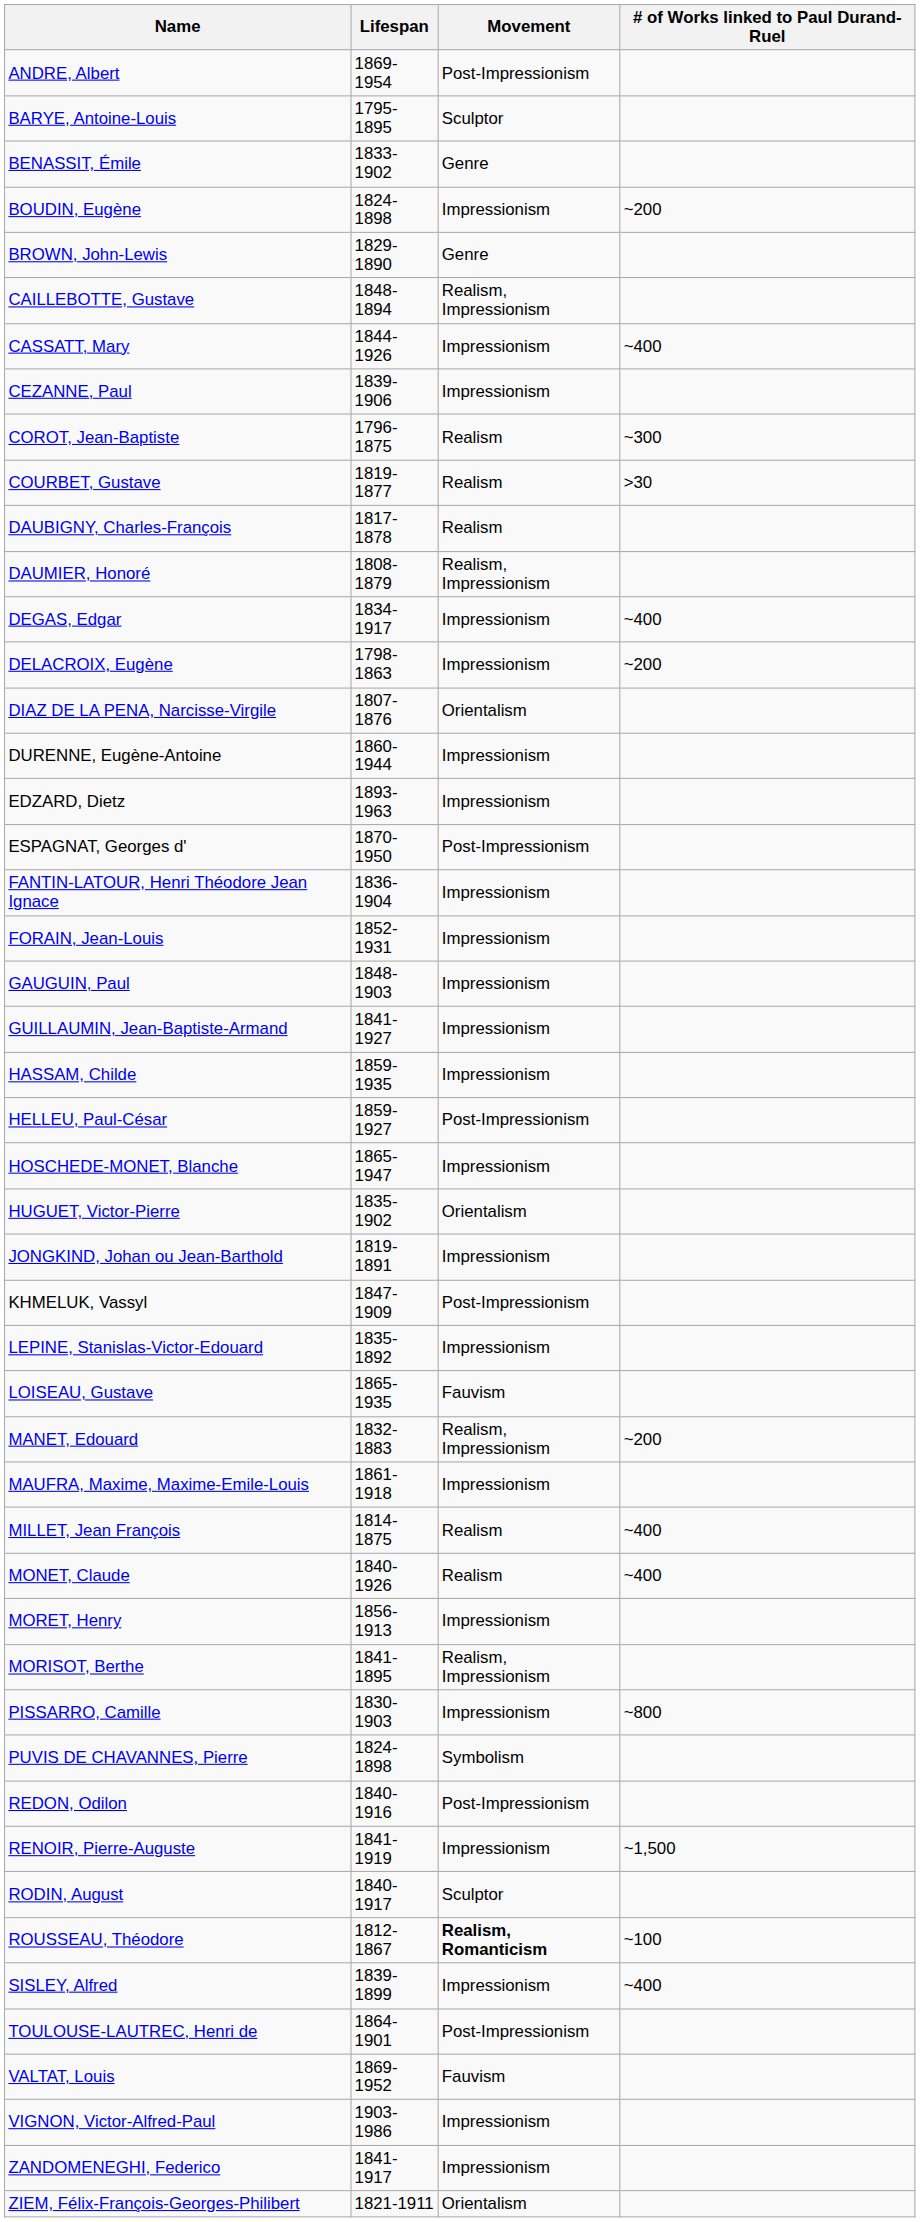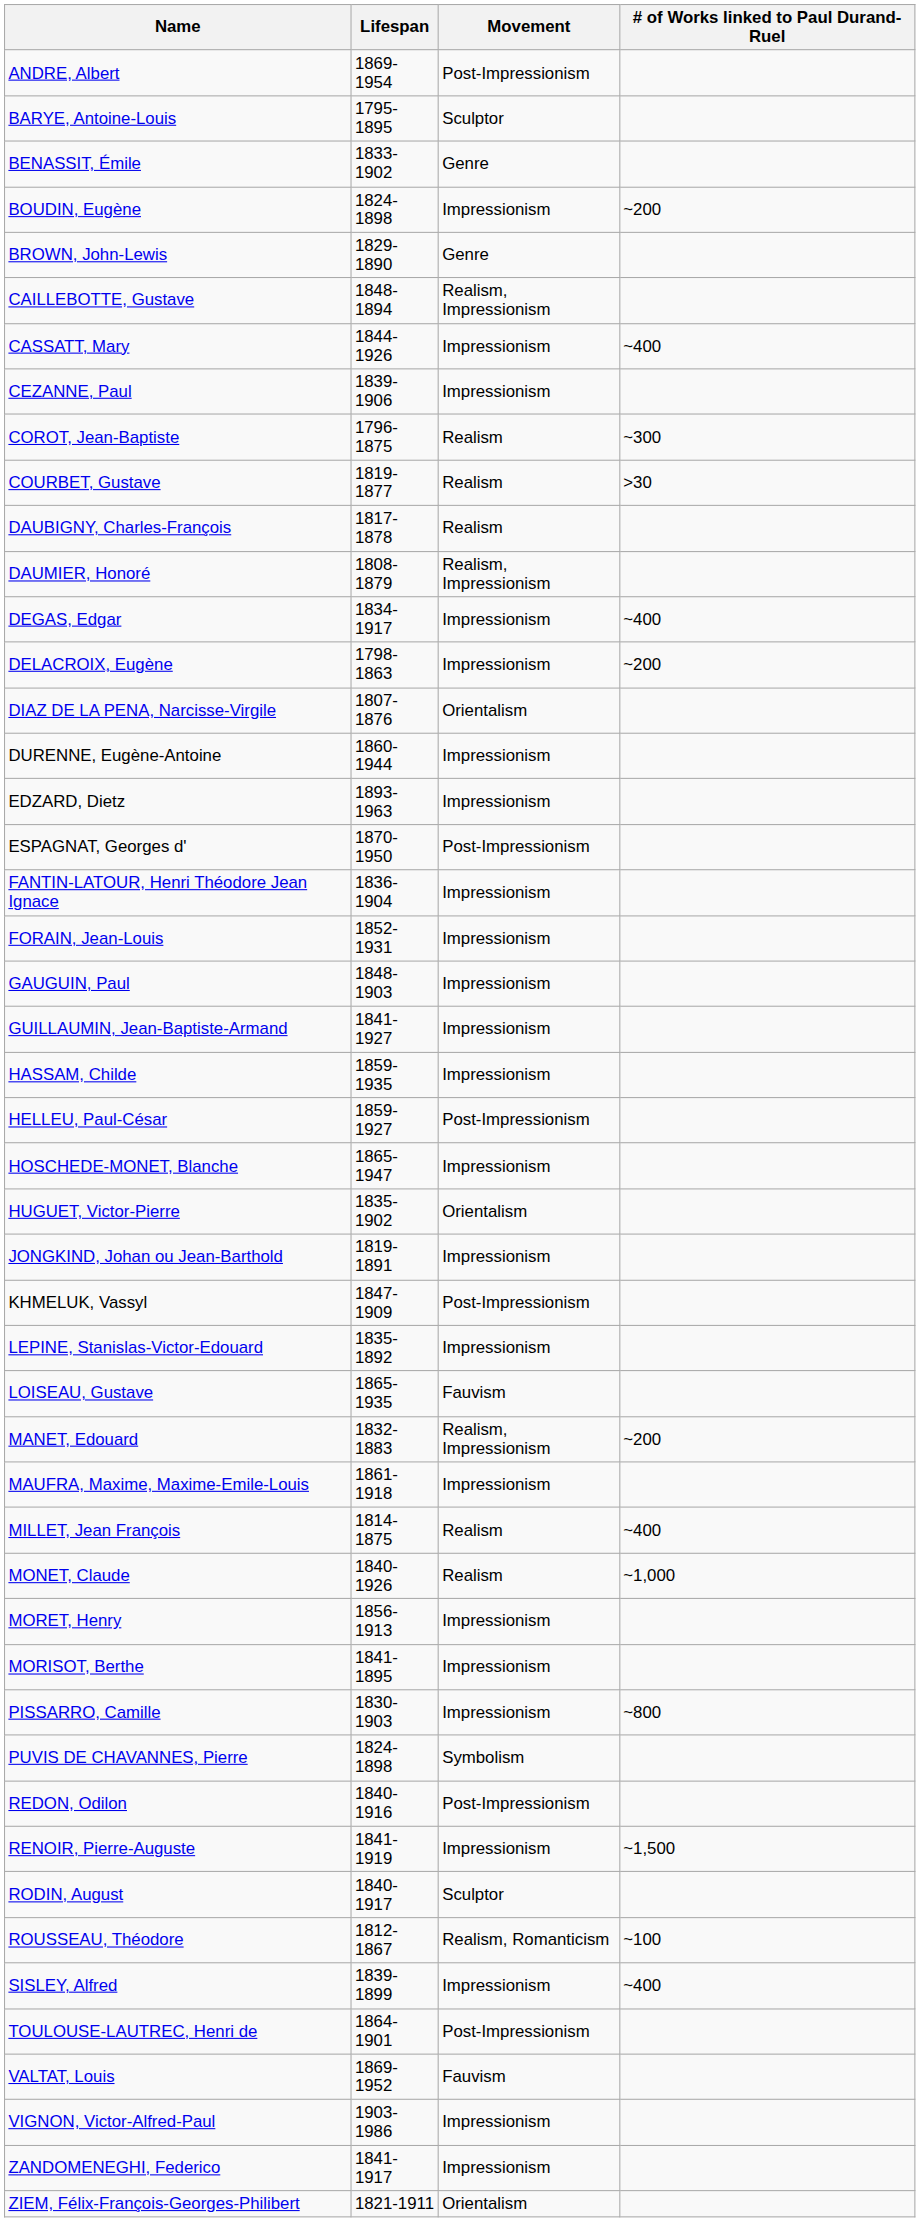(643, 1575) ~400 -> (649, 1575) ~1,000
(496, 1666) Realism, Impressionism -> (496, 1666) Impressionism
(495, 1940) bold -> (526, 1940) normal
